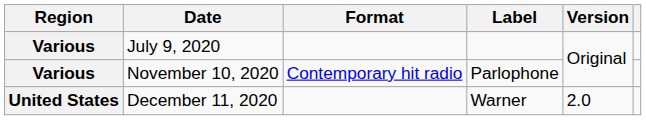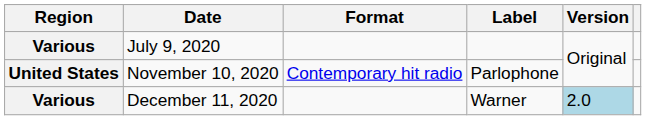(64, 73) Various -> (64, 73) United States
(64, 100) United States -> (64, 100) Various
(579, 100) no background -> (579, 100) lightblue background
